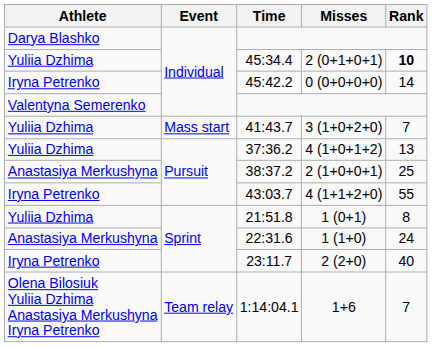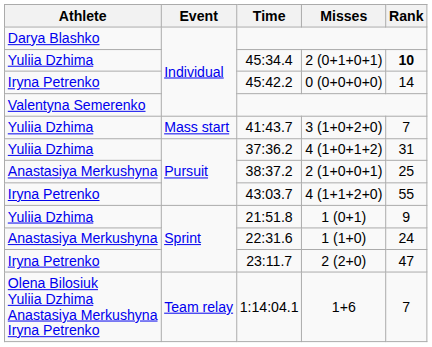(406, 150) 13 -> (406, 150) 31
(406, 217) 8 -> (406, 217) 9
(406, 261) 40 -> (406, 261) 47
